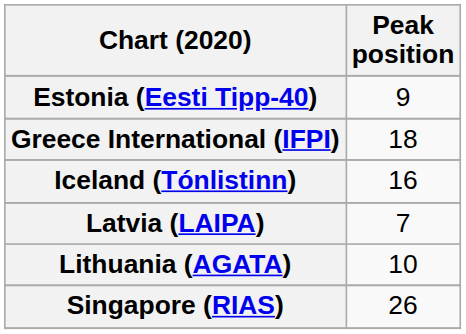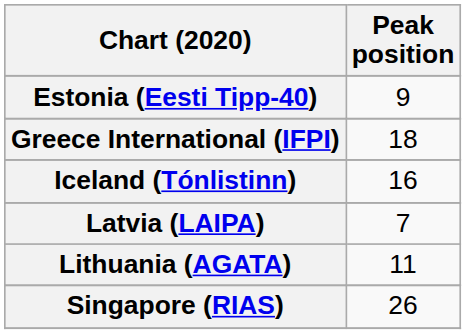(403, 264) 10 -> (403, 264) 11
